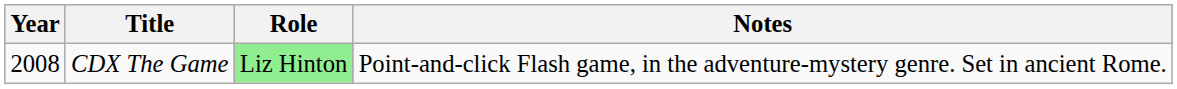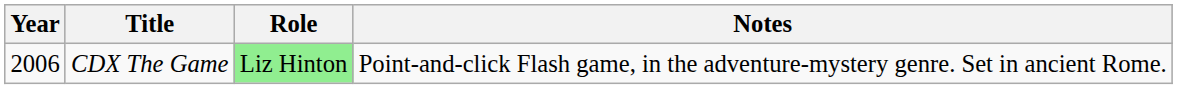(35, 63) 2008 -> (35, 63) 2006
